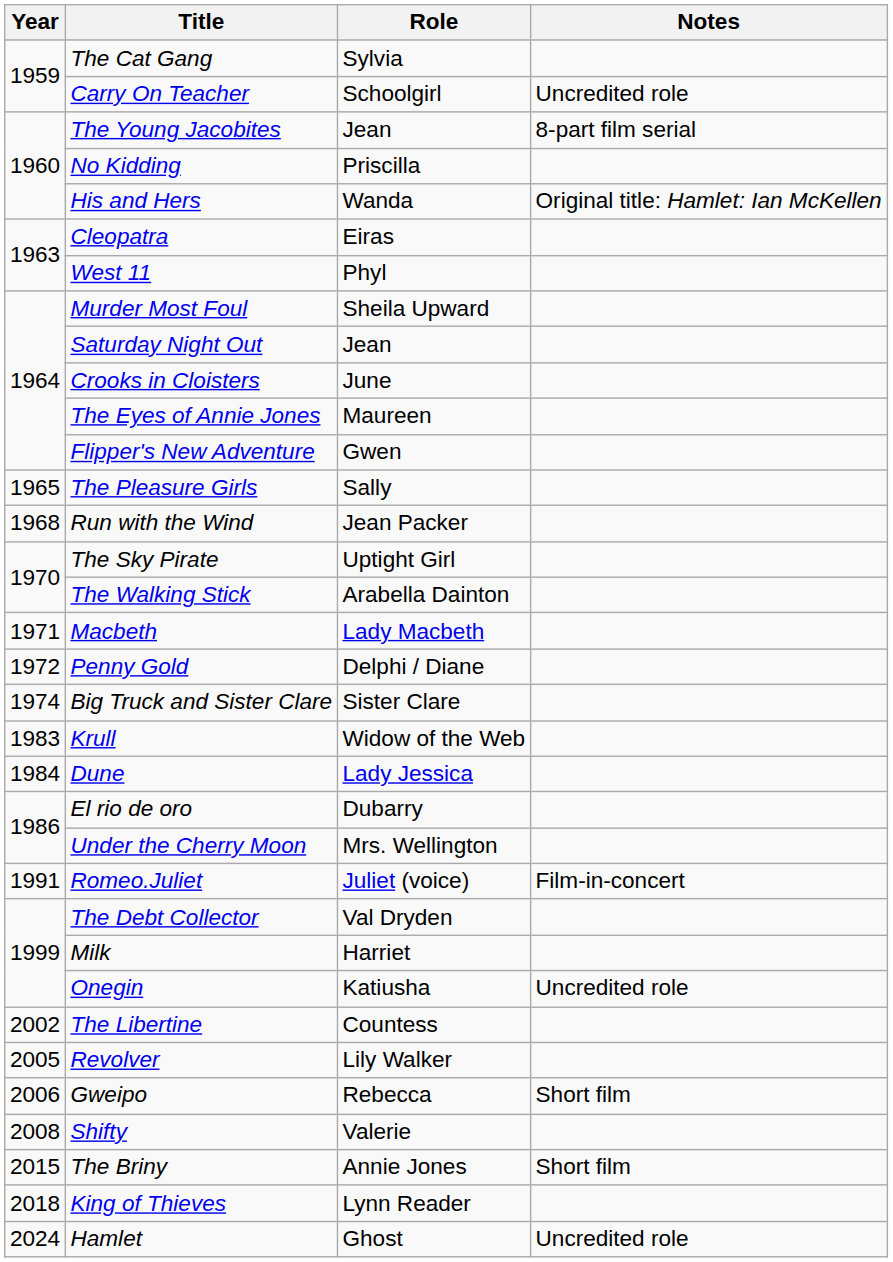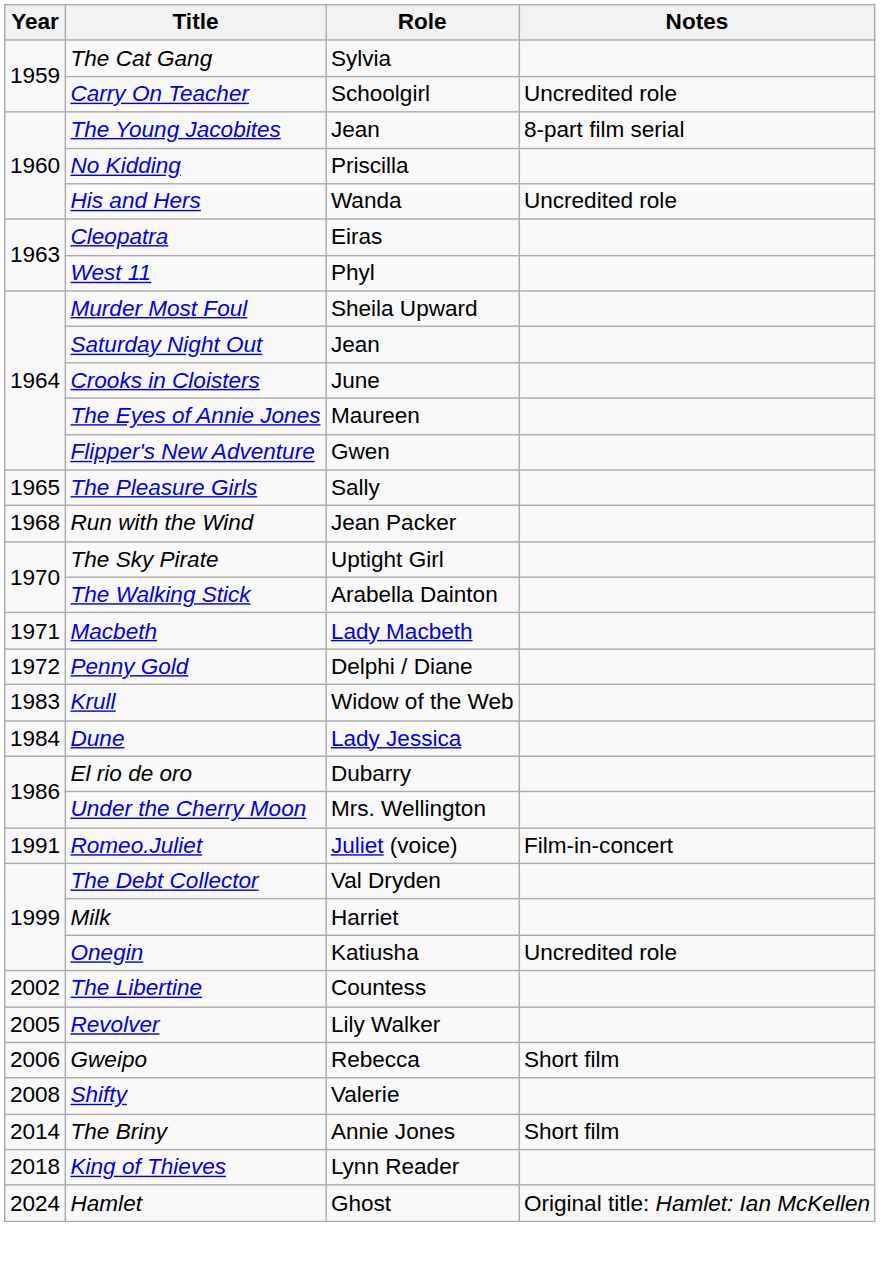(709, 201) Original title: Hamlet: Ian McKellen -> (600, 201) Uncredited role
- row: (201, 702)
(35, 1167) 2015 -> (35, 1131) 2014
(612, 1238) Uncredited role -> (697, 1203) Original title: Hamlet: Ian McKellen
